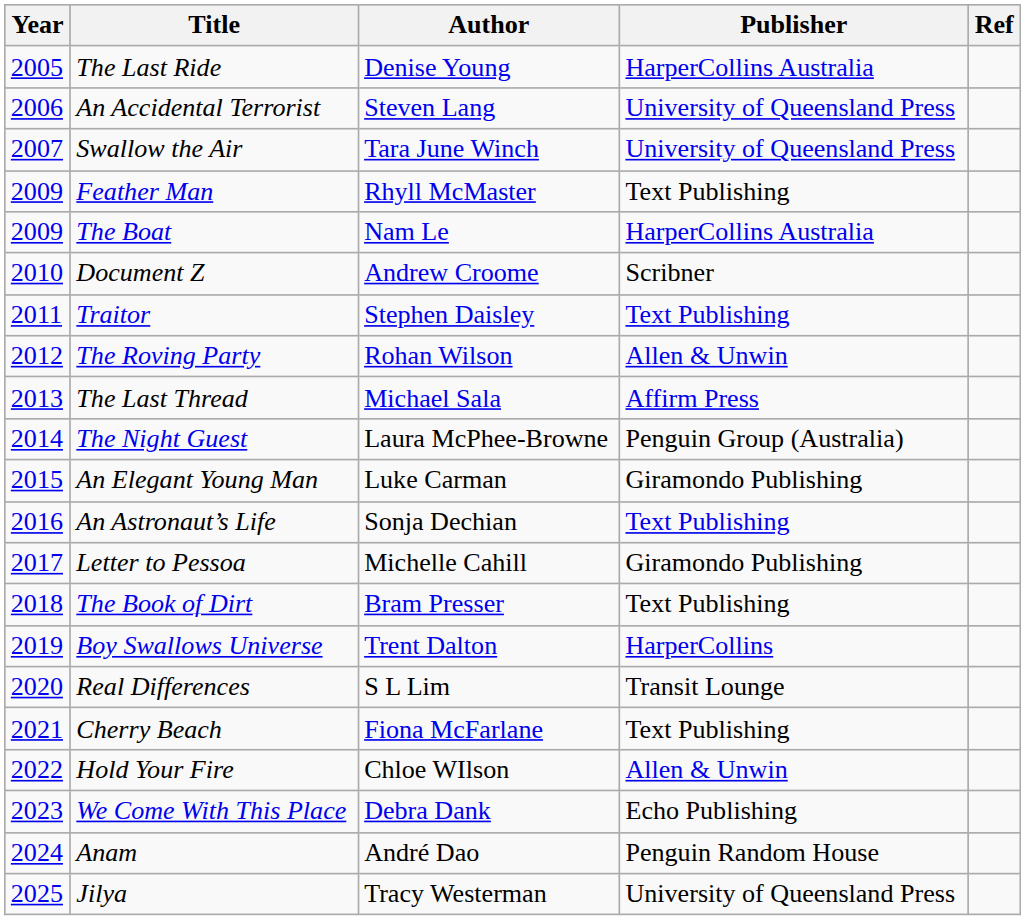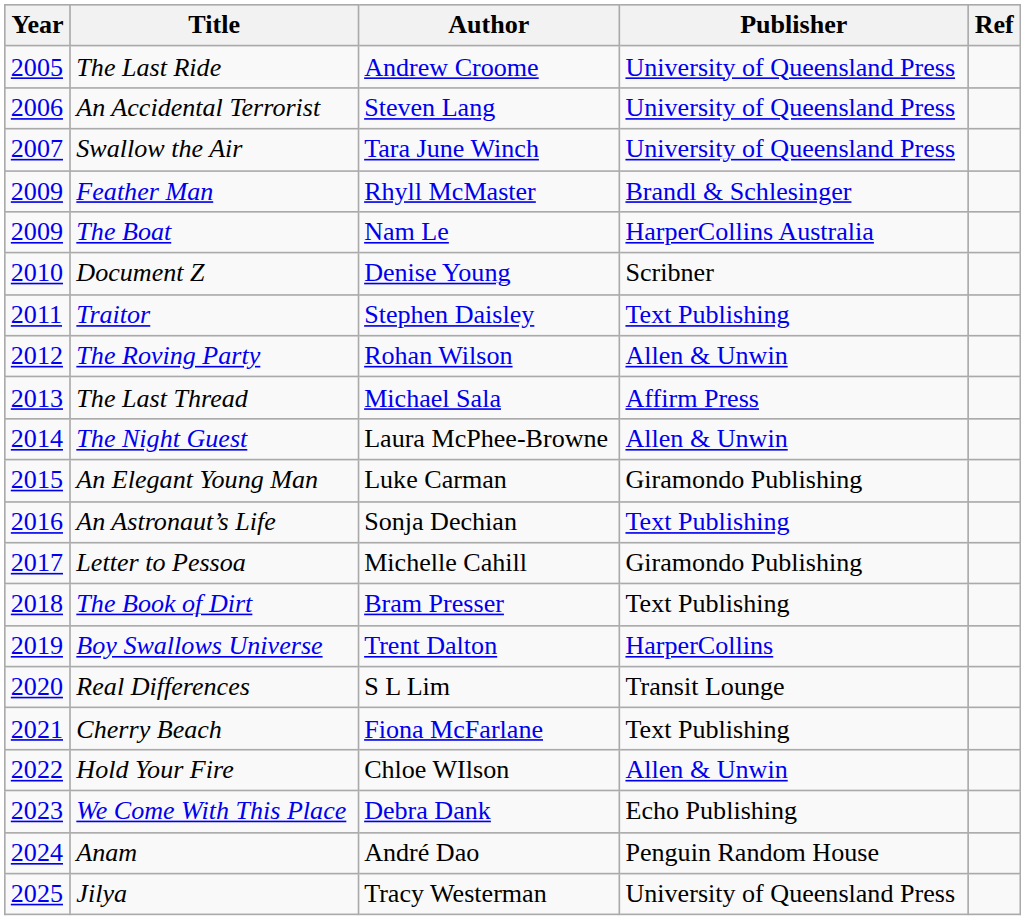(437, 66) Denise Young -> (451, 66) Andrew Croome
(750, 66) HarperCollins Australia -> (790, 66) University of Queensland Press
(708, 190) Text Publishing -> (738, 190) Brandl & Schlesinger
(451, 273) Andrew Croome -> (437, 273) Denise Young
(765, 438) Penguin Group (Australia) -> (707, 438) Allen & Unwin
